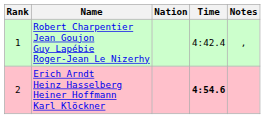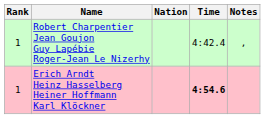(18, 90) 2 -> (18, 90) 1
